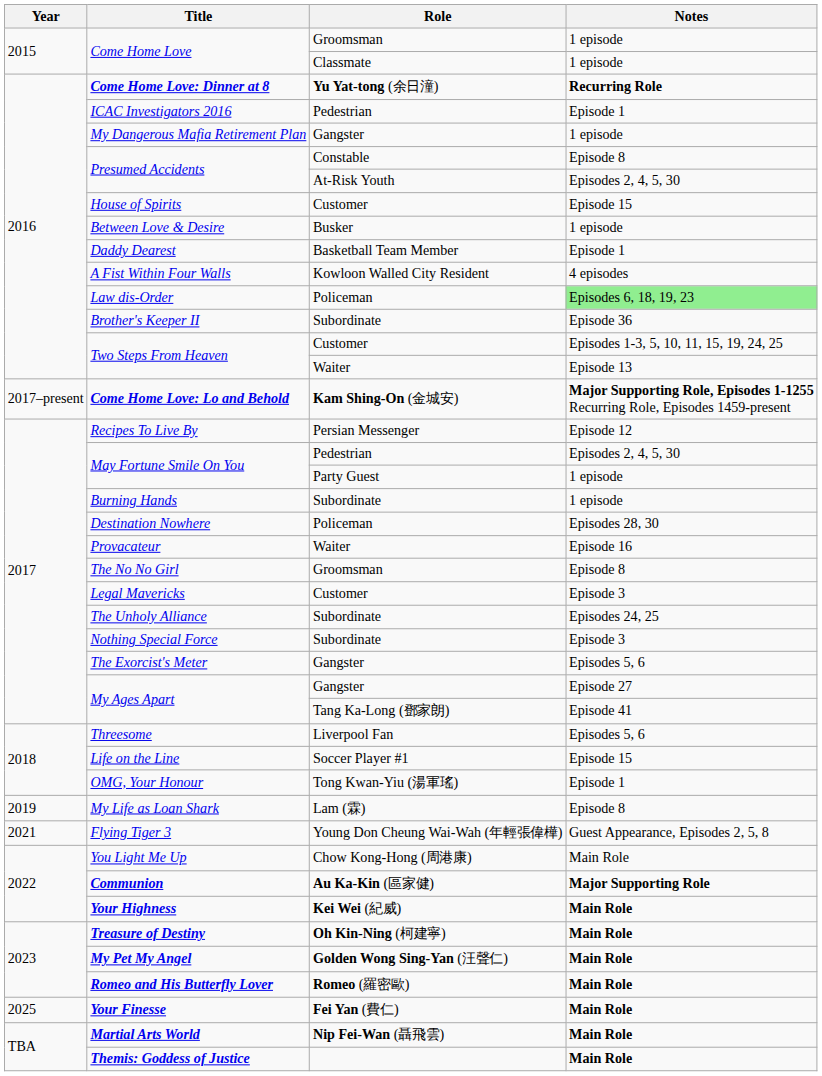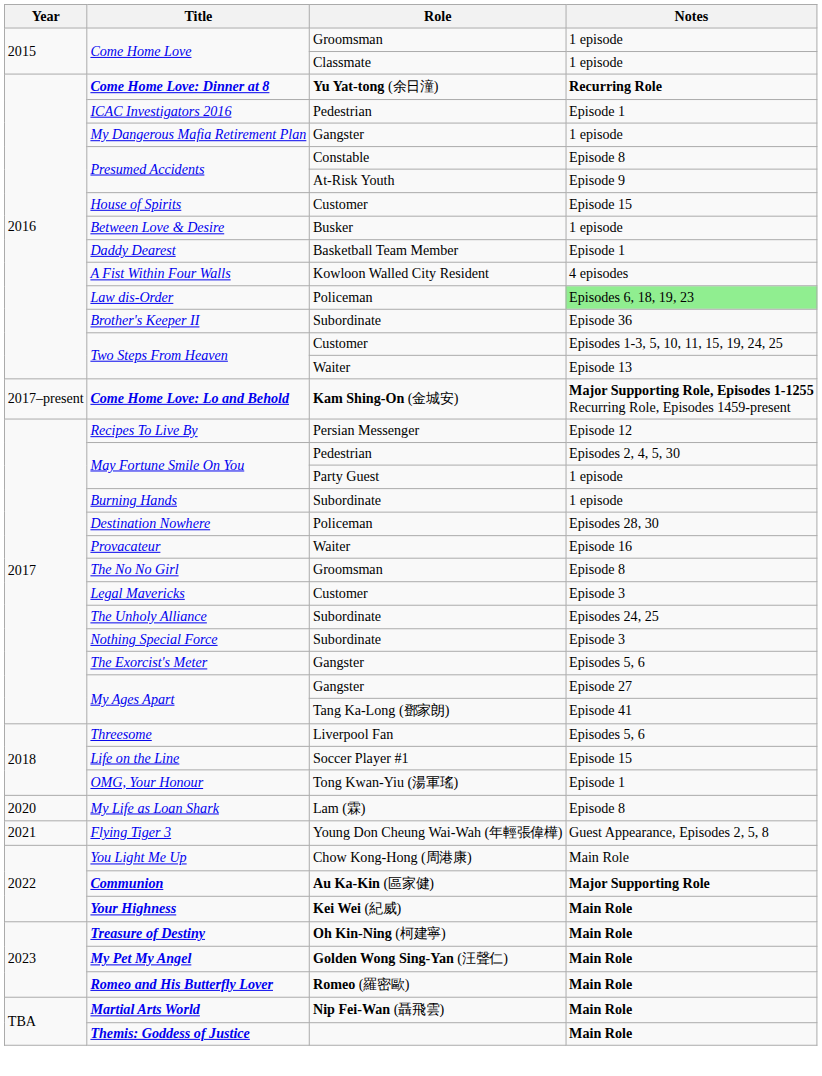(625, 181) Episodes 2, 4, 5, 30 -> (597, 181) Episode 9
(22, 808) 2019 -> (22, 808) 2020
- row: (128, 1010)
